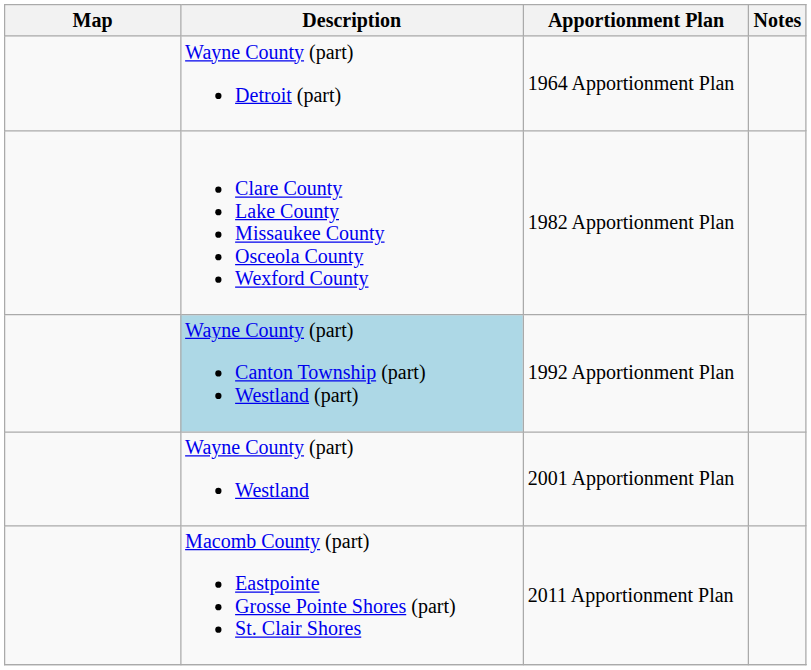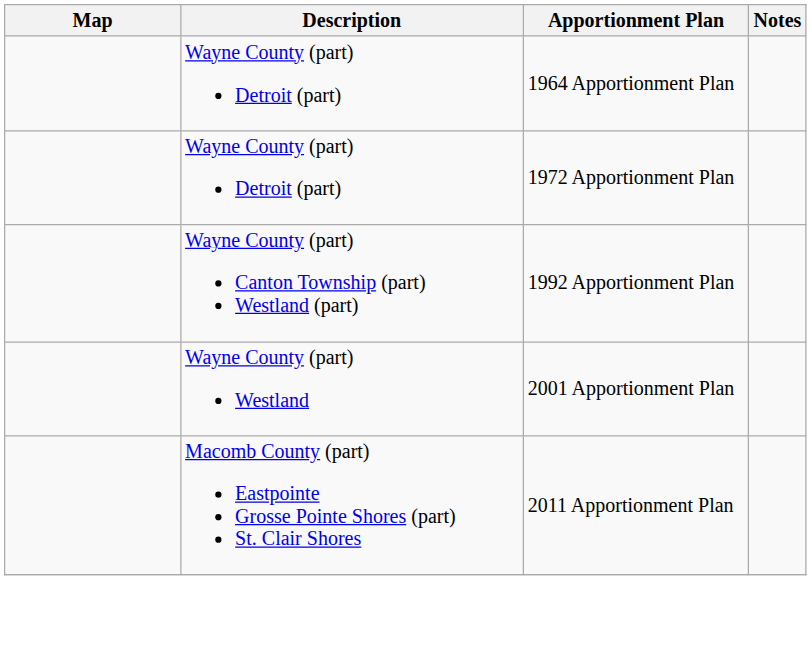+ row: (631, 177)
- row: (631, 222)
(352, 363) lightblue background -> (352, 273) no background
